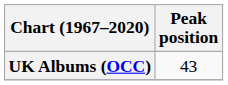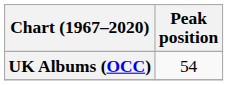(189, 65) 43 -> (189, 65) 54
